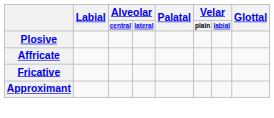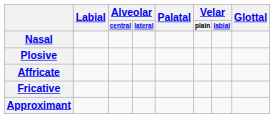+ row: (39, 39)
